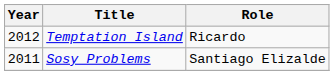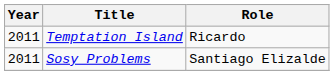(24, 37) 2012 -> (24, 37) 2011
